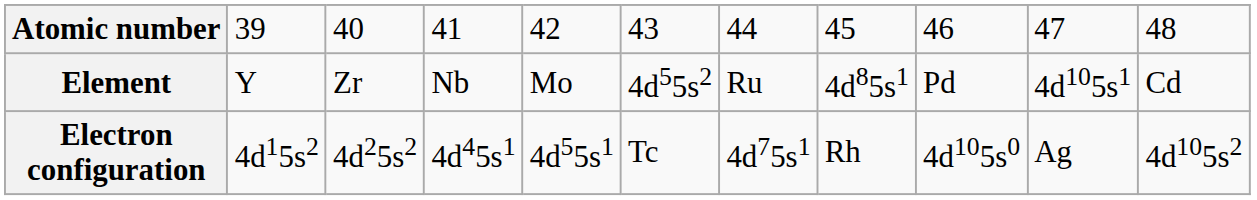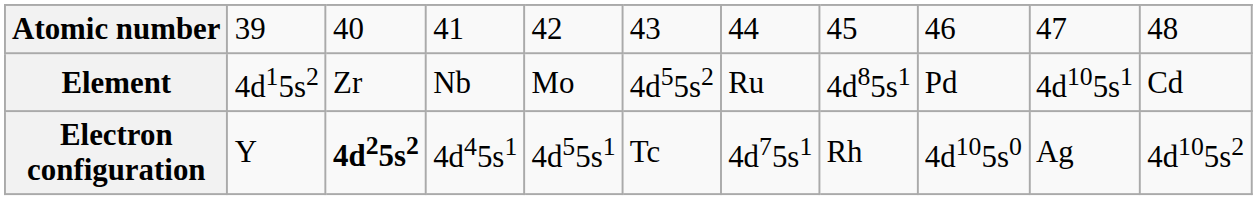(246, 82) Y -> (277, 82) 4d15s2
(277, 152) 4d15s2 -> (246, 152) Y
(375, 152) normal -> (376, 152) bold
